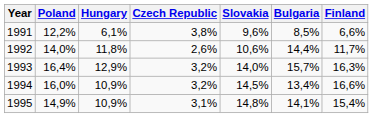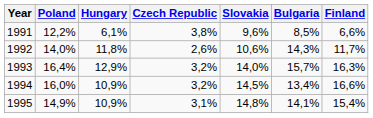(303, 50) 14,4% -> (303, 50) 14,3%
